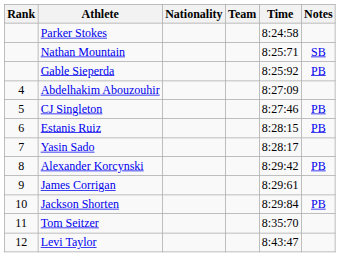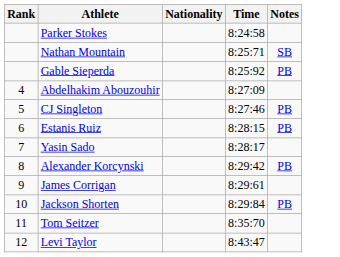- column: (242, 14)
